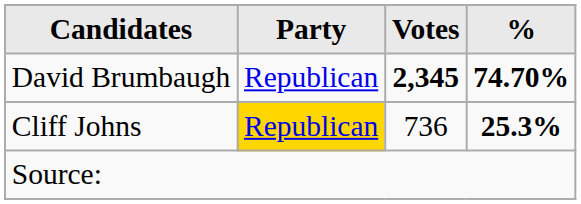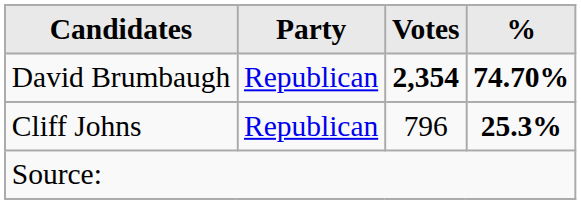(426, 77) 2,345 -> (426, 77) 2,354
(311, 126) gold background -> (311, 126) no background
(426, 126) 736 -> (426, 126) 796
